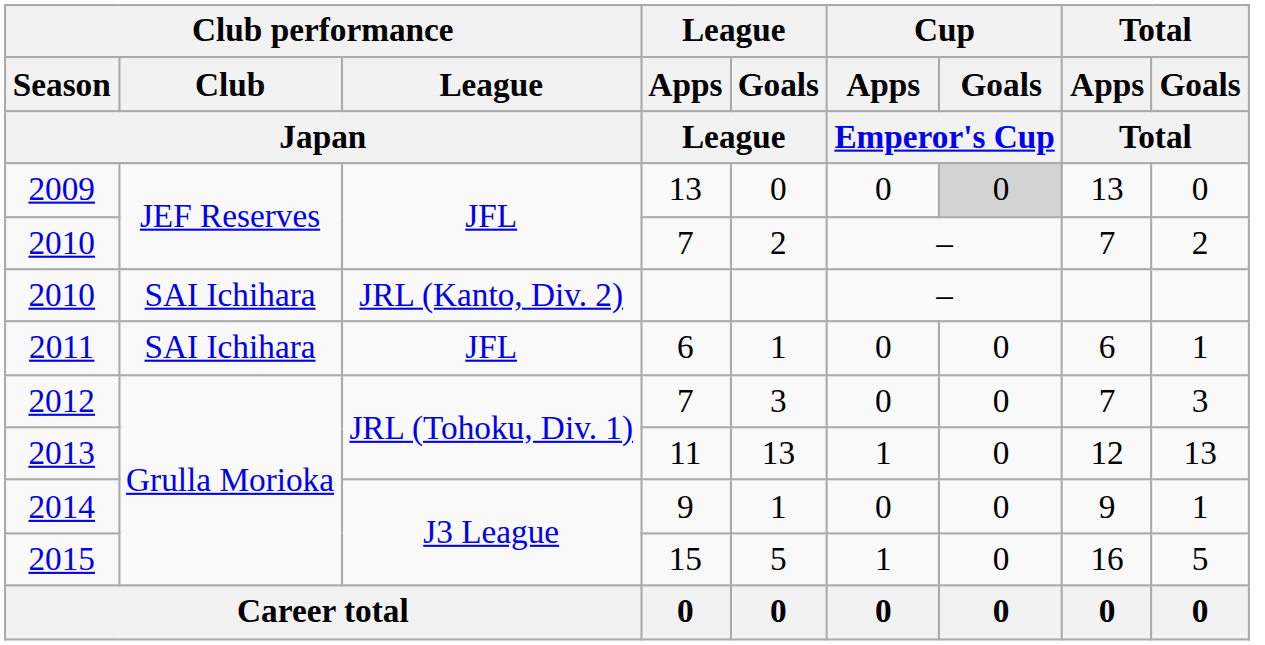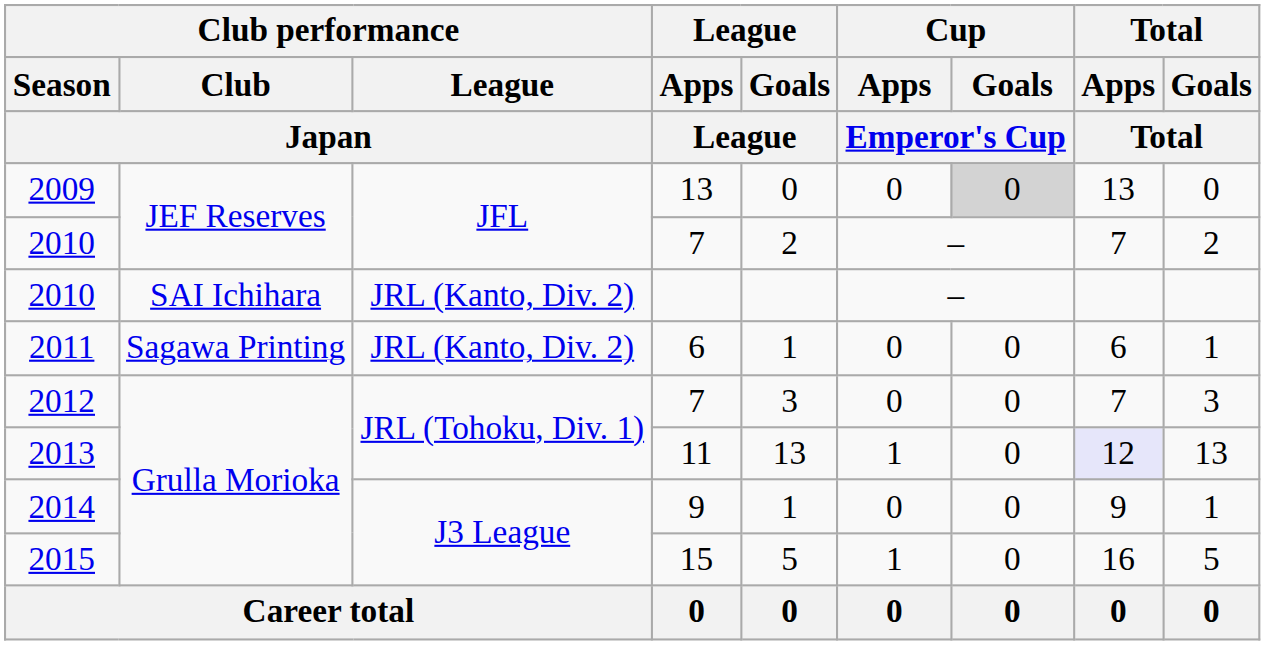(230, 347) SAI Ichihara -> (236, 347) Sagawa Printing
(491, 347) JFL -> (502, 347) JRL (Kanto, Div. 2)
(1107, 453) no background -> (1118, 453) lavender background
